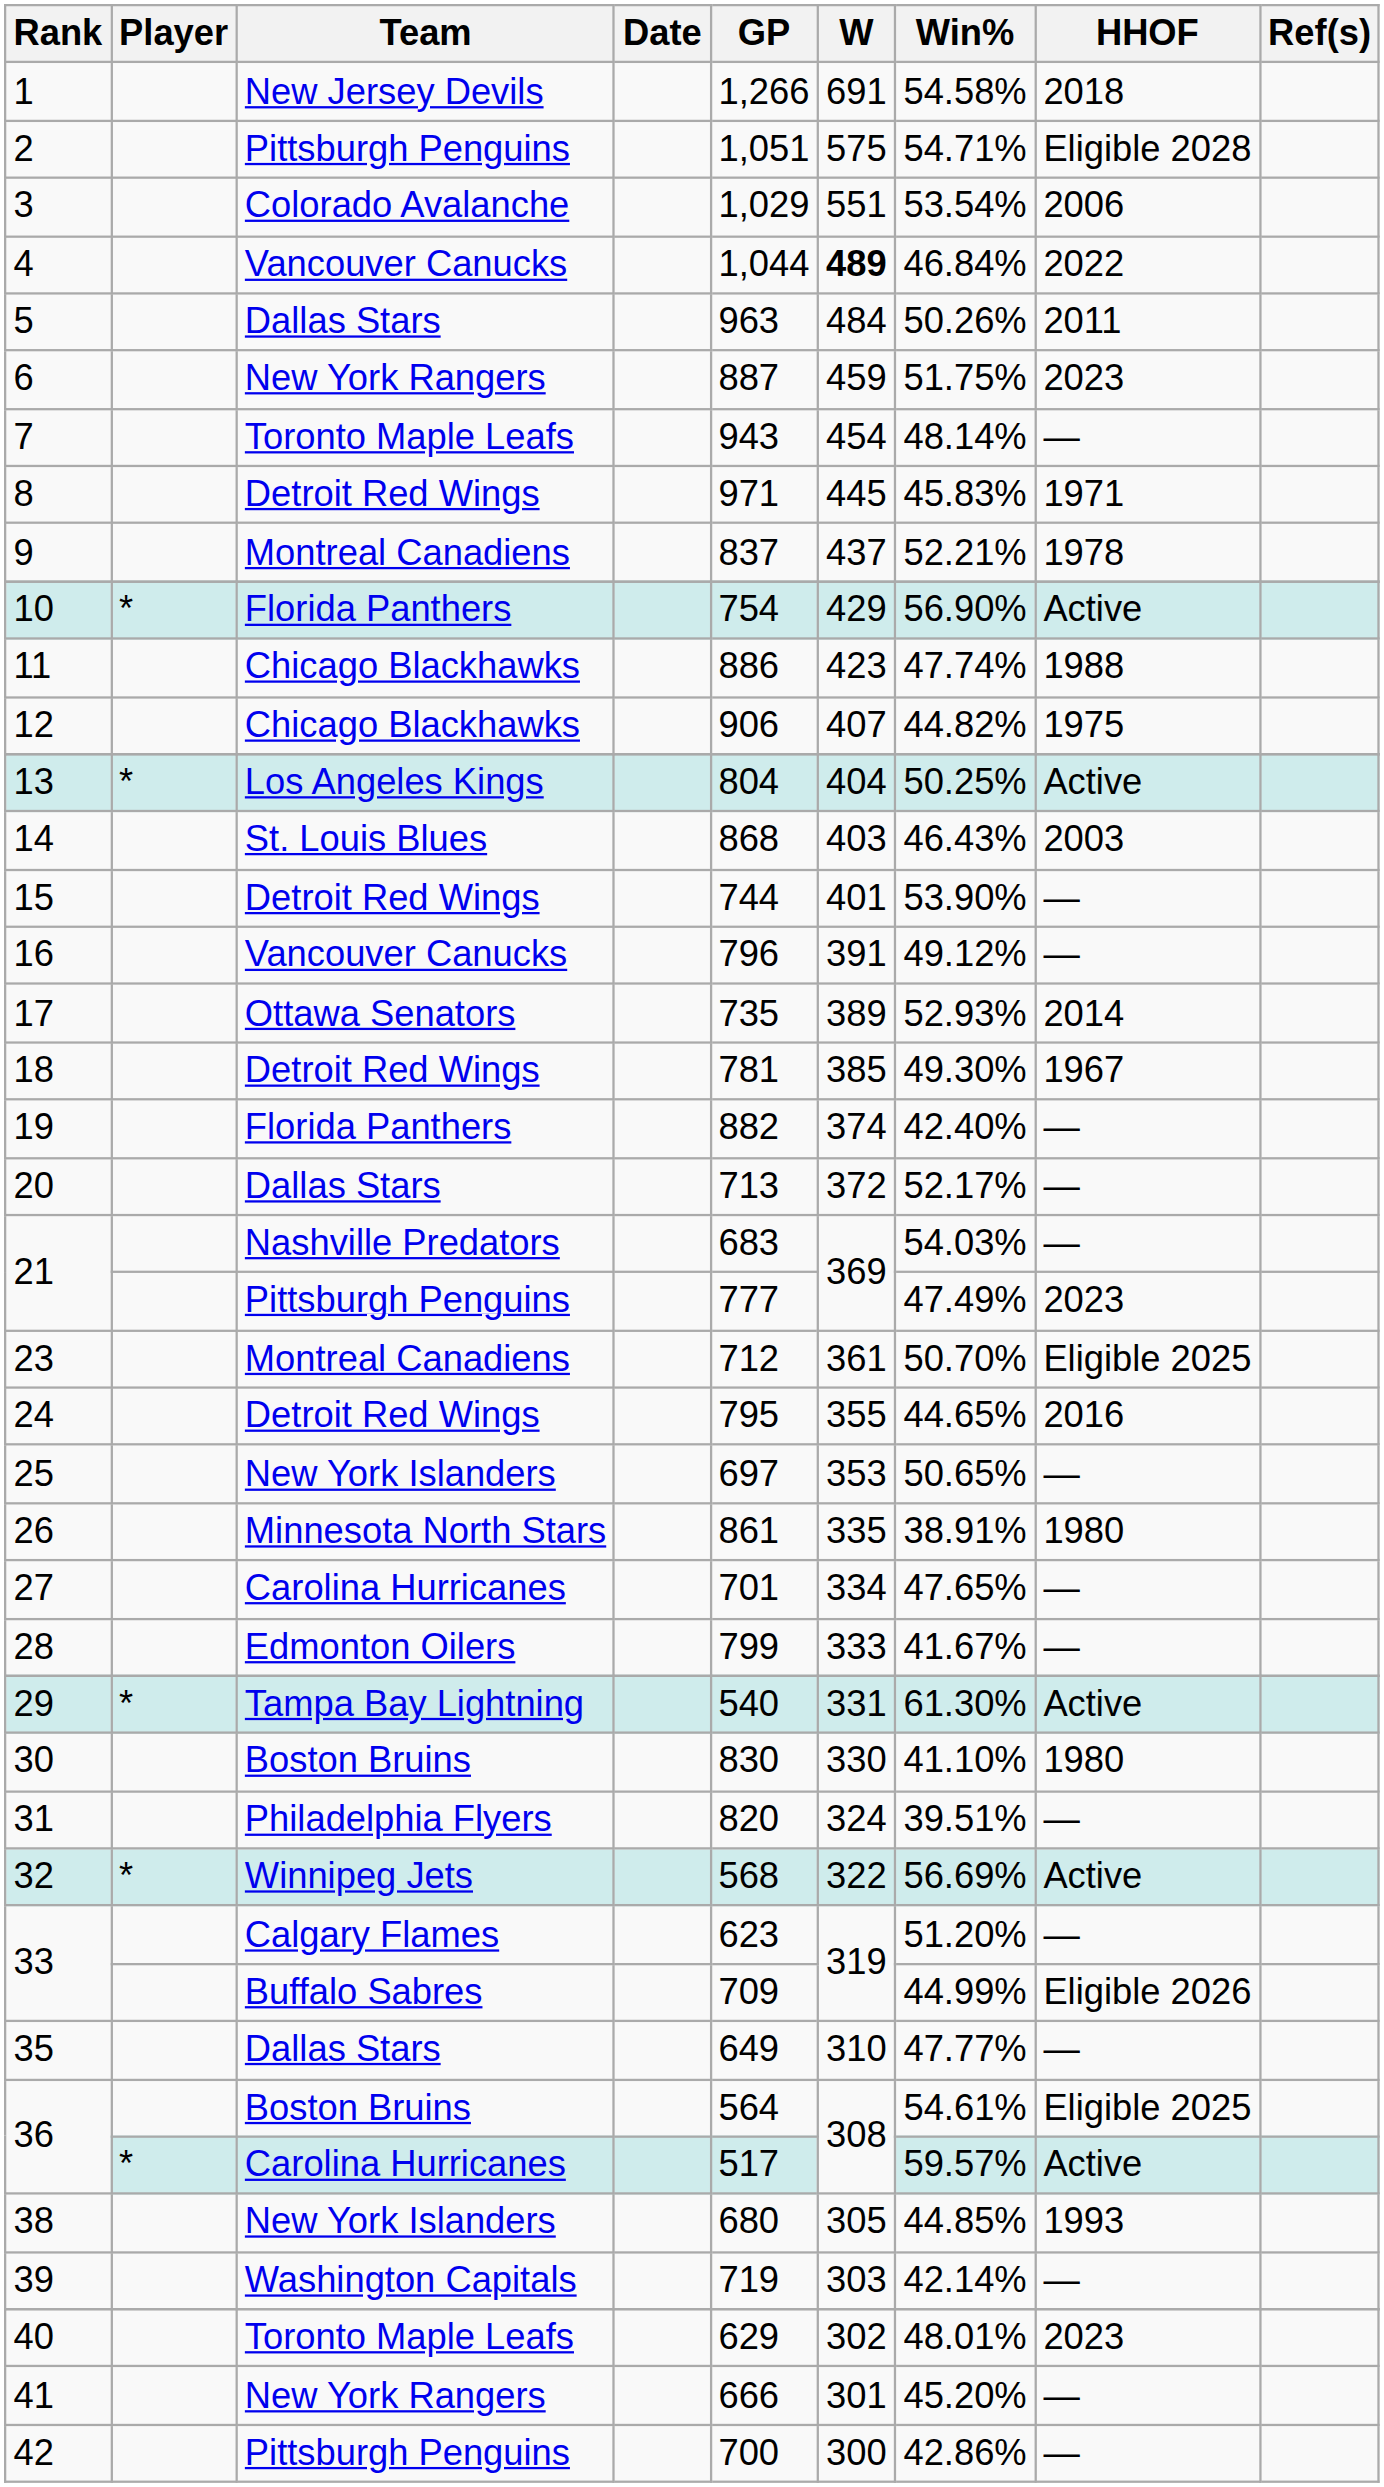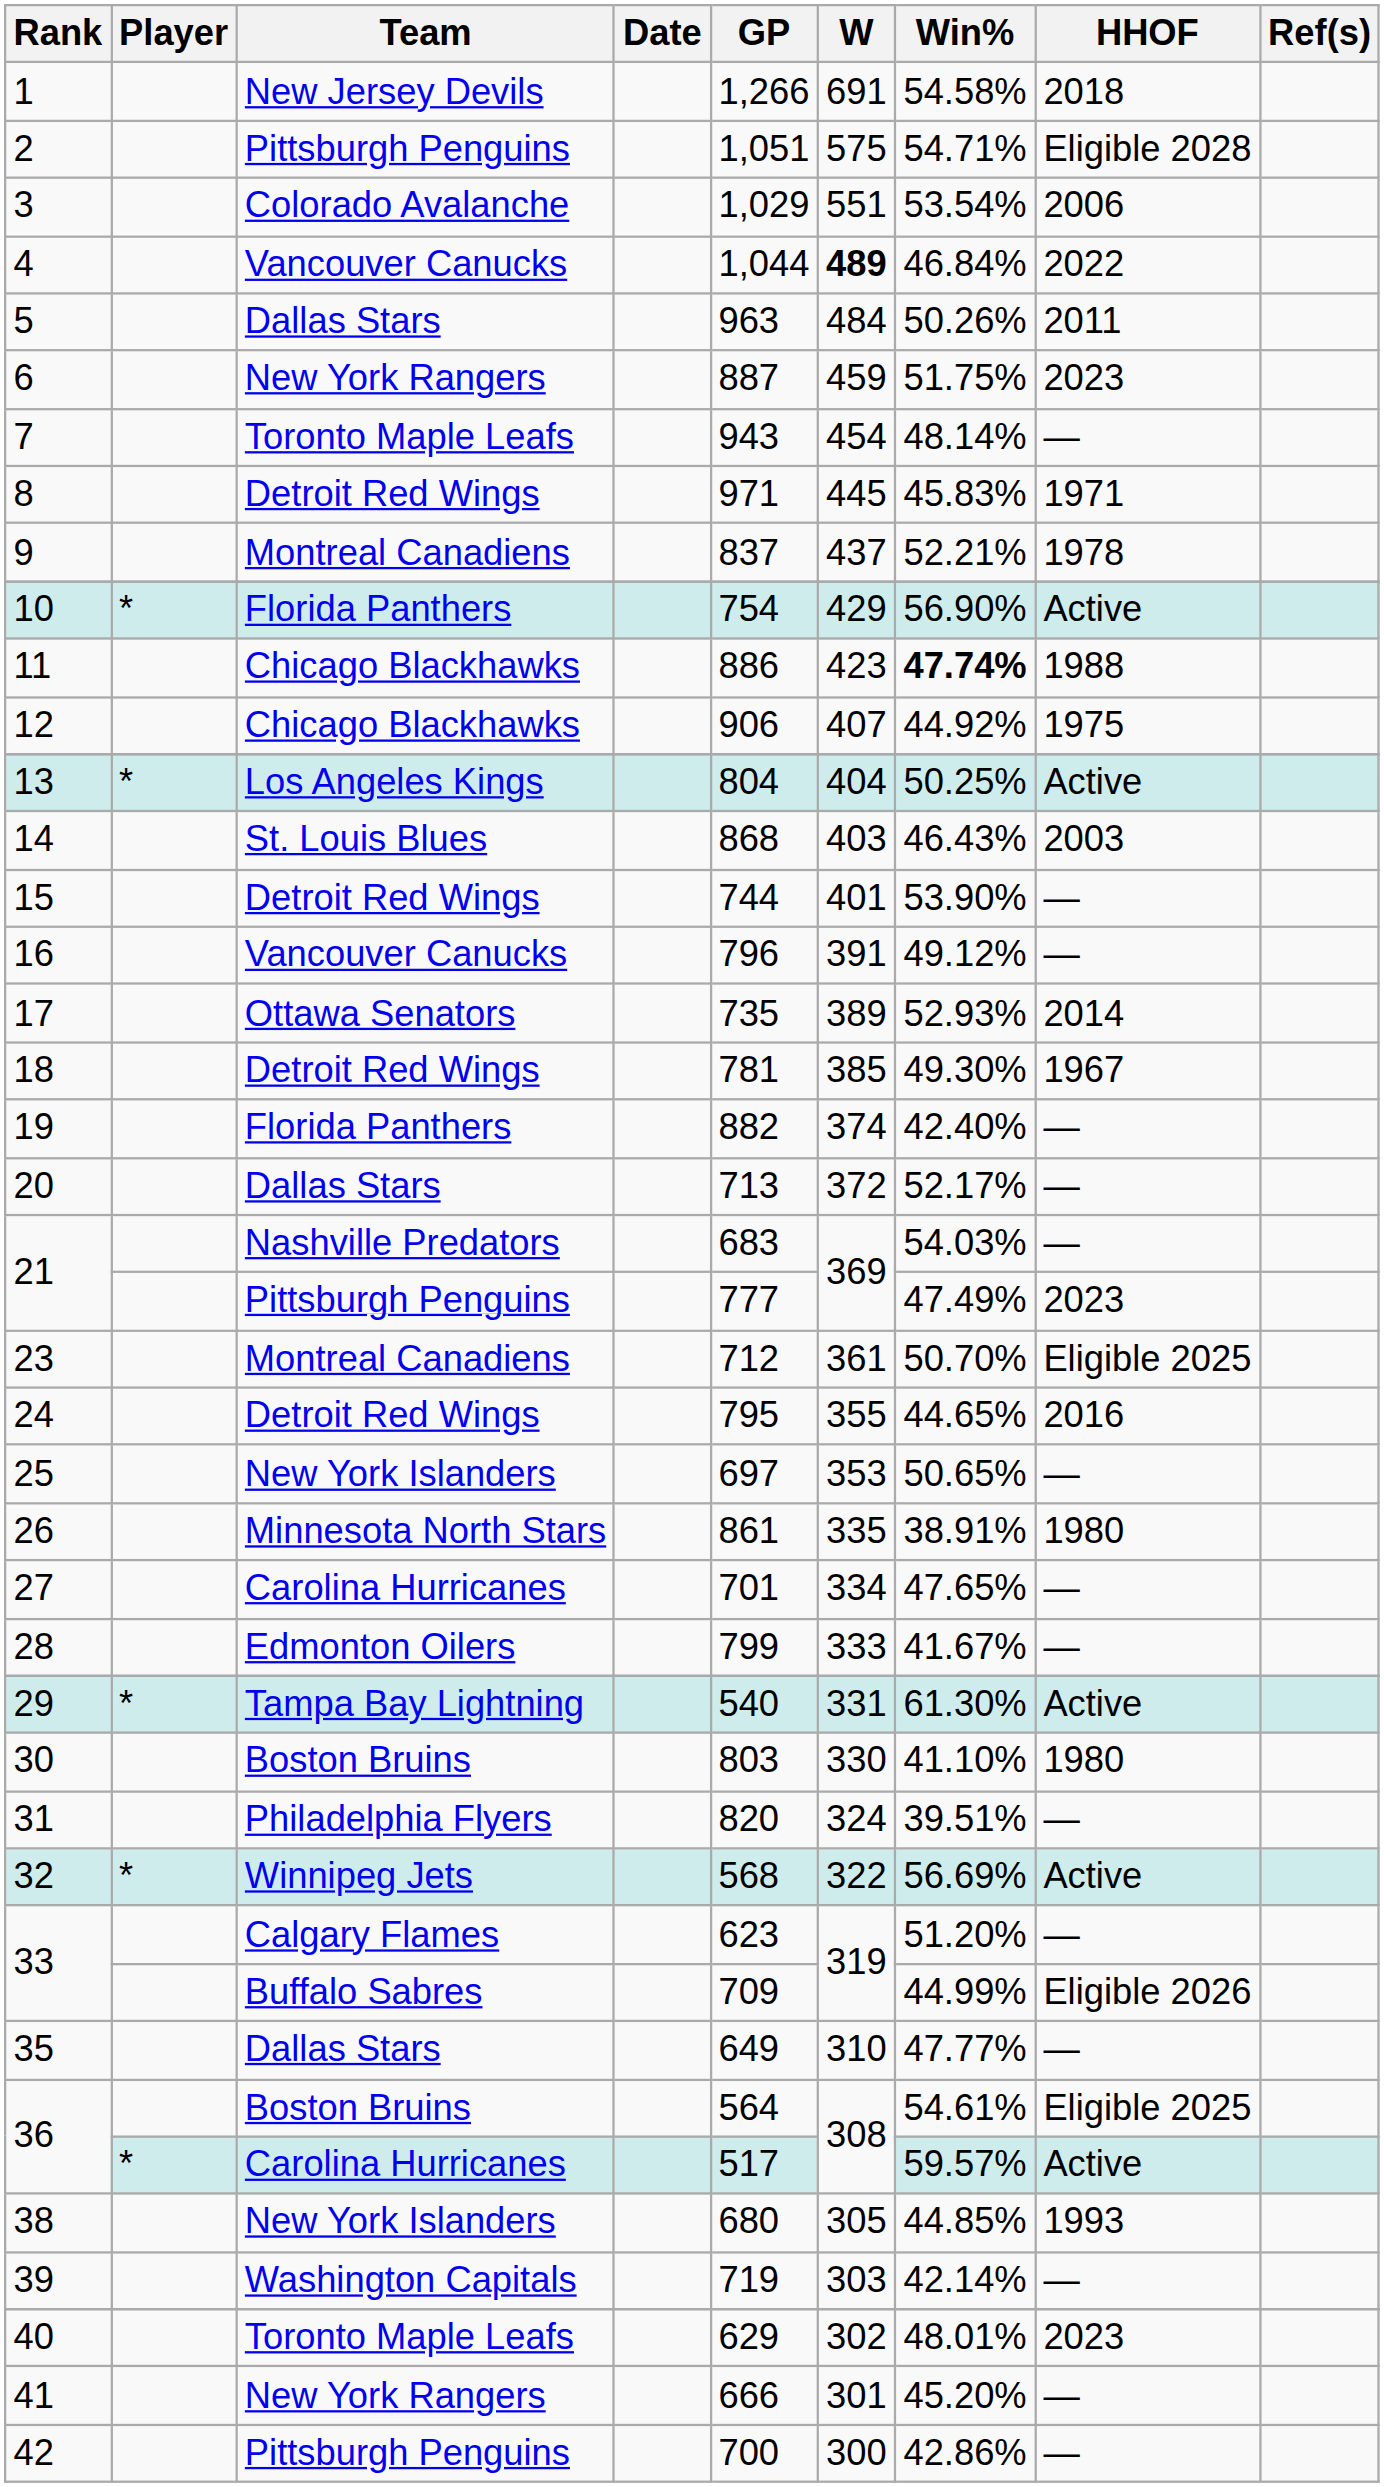(965, 666) normal -> (965, 666) bold
(965, 724) 44.82% -> (965, 724) 44.92%
(749, 1761) 830 -> (749, 1761) 803
